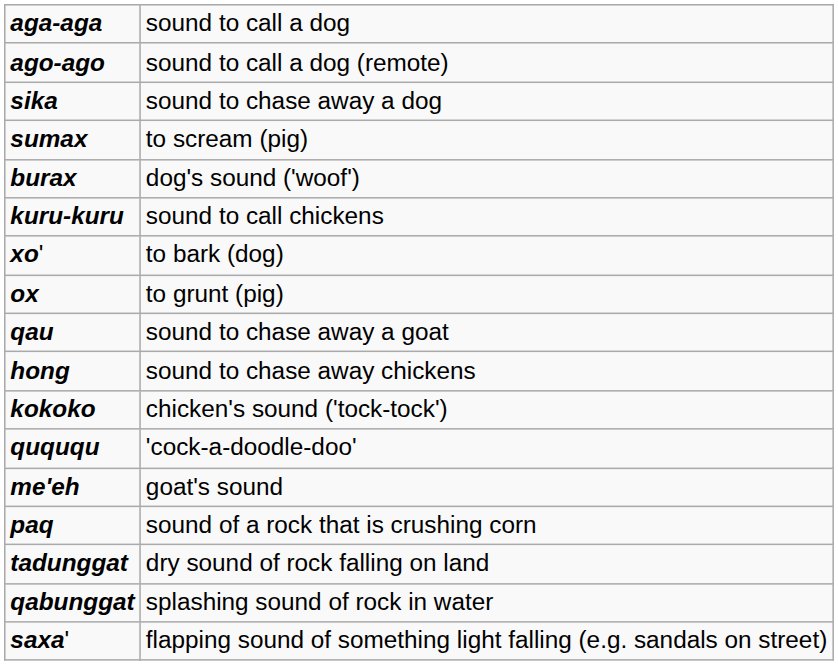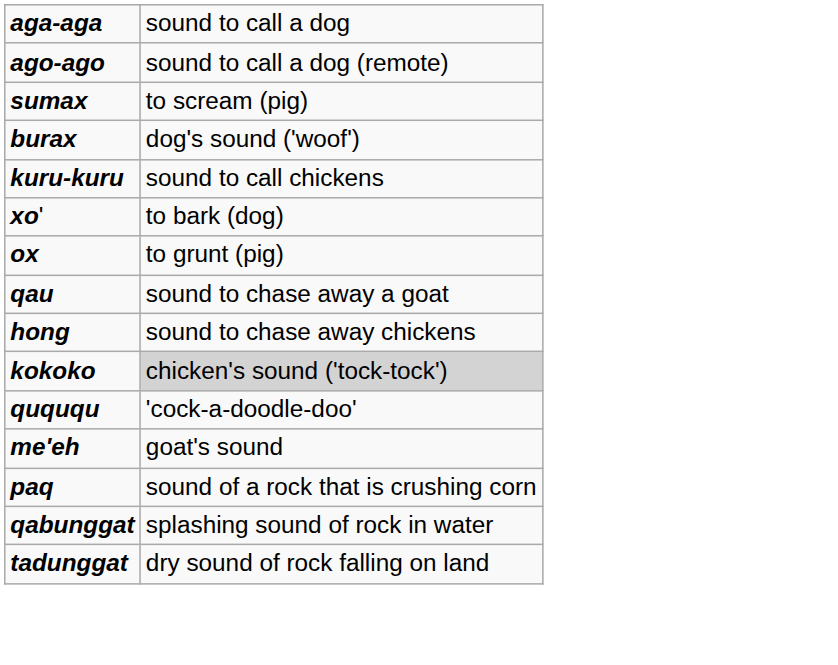- row: (34, 100)
(297, 409) no background -> (297, 370) lightgrey background
rows swapped: (73, 602) <-> (69, 563)
- row: (40, 640)
